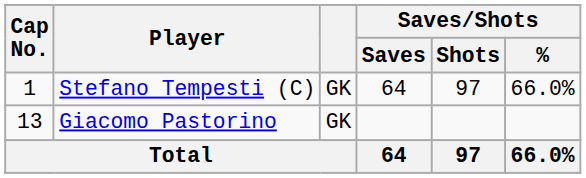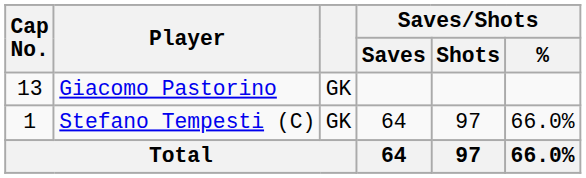rows swapped: (187, 89) <-> (168, 123)
